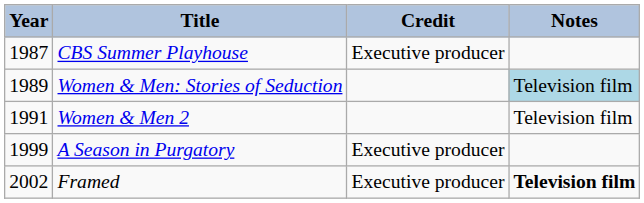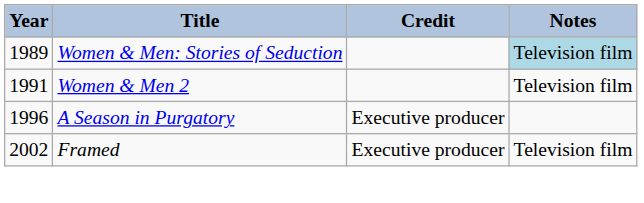- row: (153, 53)
(29, 150) 1999 -> (29, 117) 1996
(574, 182) bold -> (573, 150) normal
